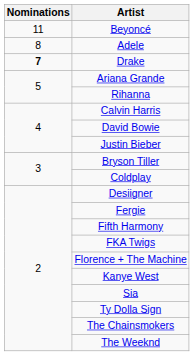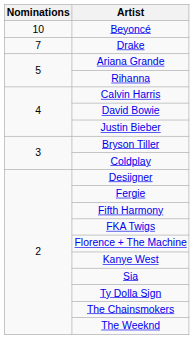(38, 29) 11 -> (38, 29) 10
- row: (131, 45)
(38, 62) bold -> (38, 45) normal
